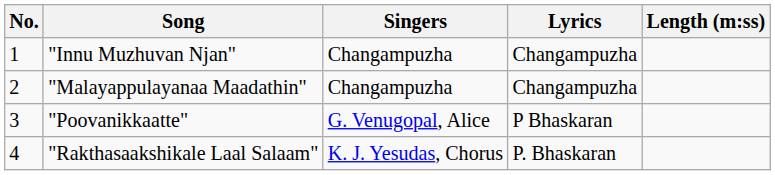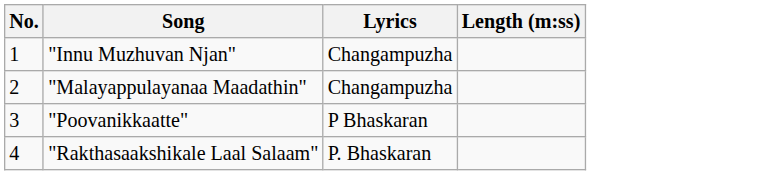- column: (415, 21)
